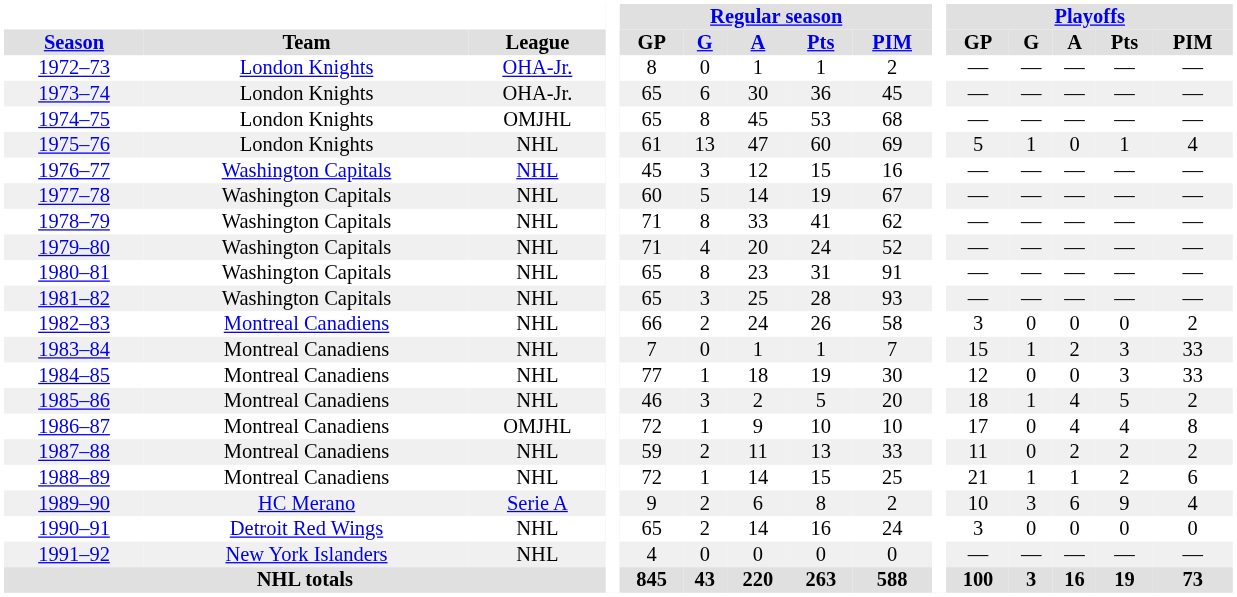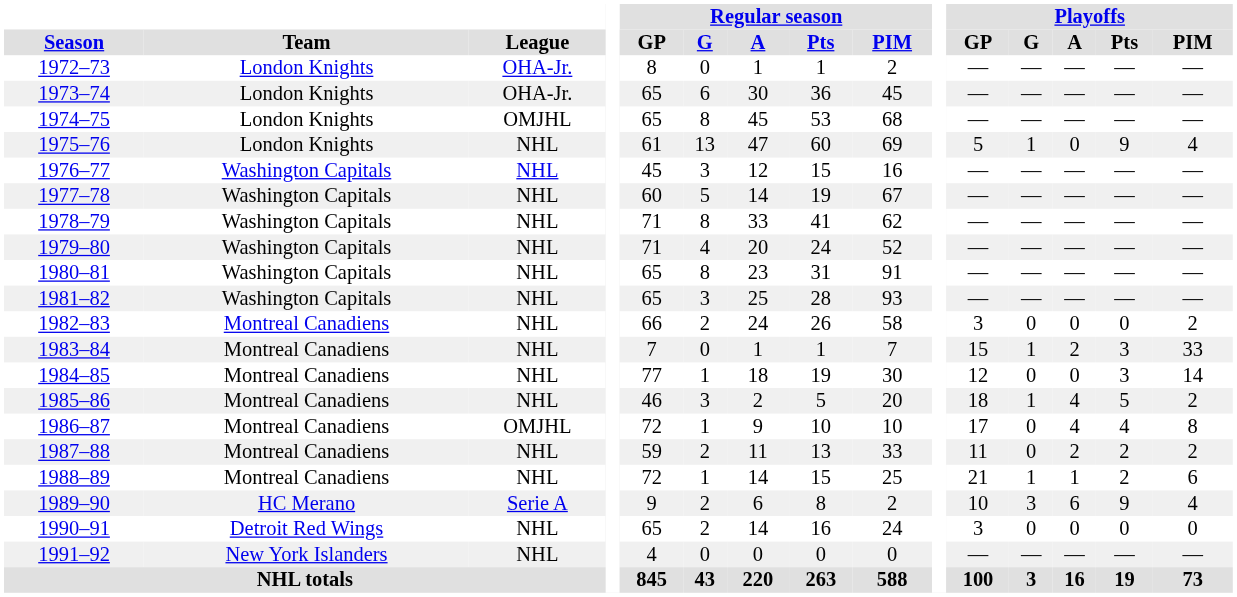(1124, 144) 1 -> (1124, 144) 9
(1193, 375) 33 -> (1193, 375) 14
